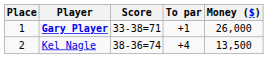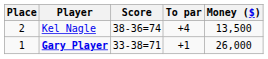rows swapped: (75, 29) <-> (69, 45)
